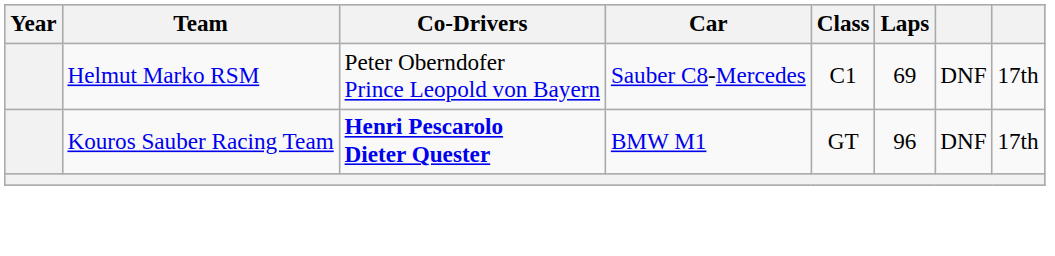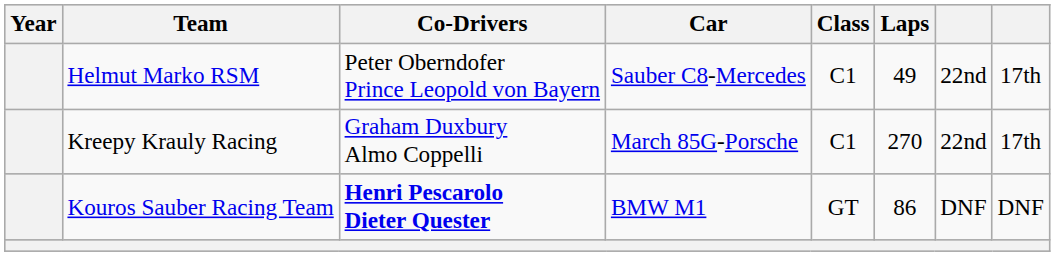(905, 75) 69 -> (905, 75) 49
(963, 75) DNF -> (963, 75) 22nd
+ row: (172, 141)
(905, 141) 96 -> (905, 207) 86
(1018, 141) 17th -> (1021, 207) DNF
